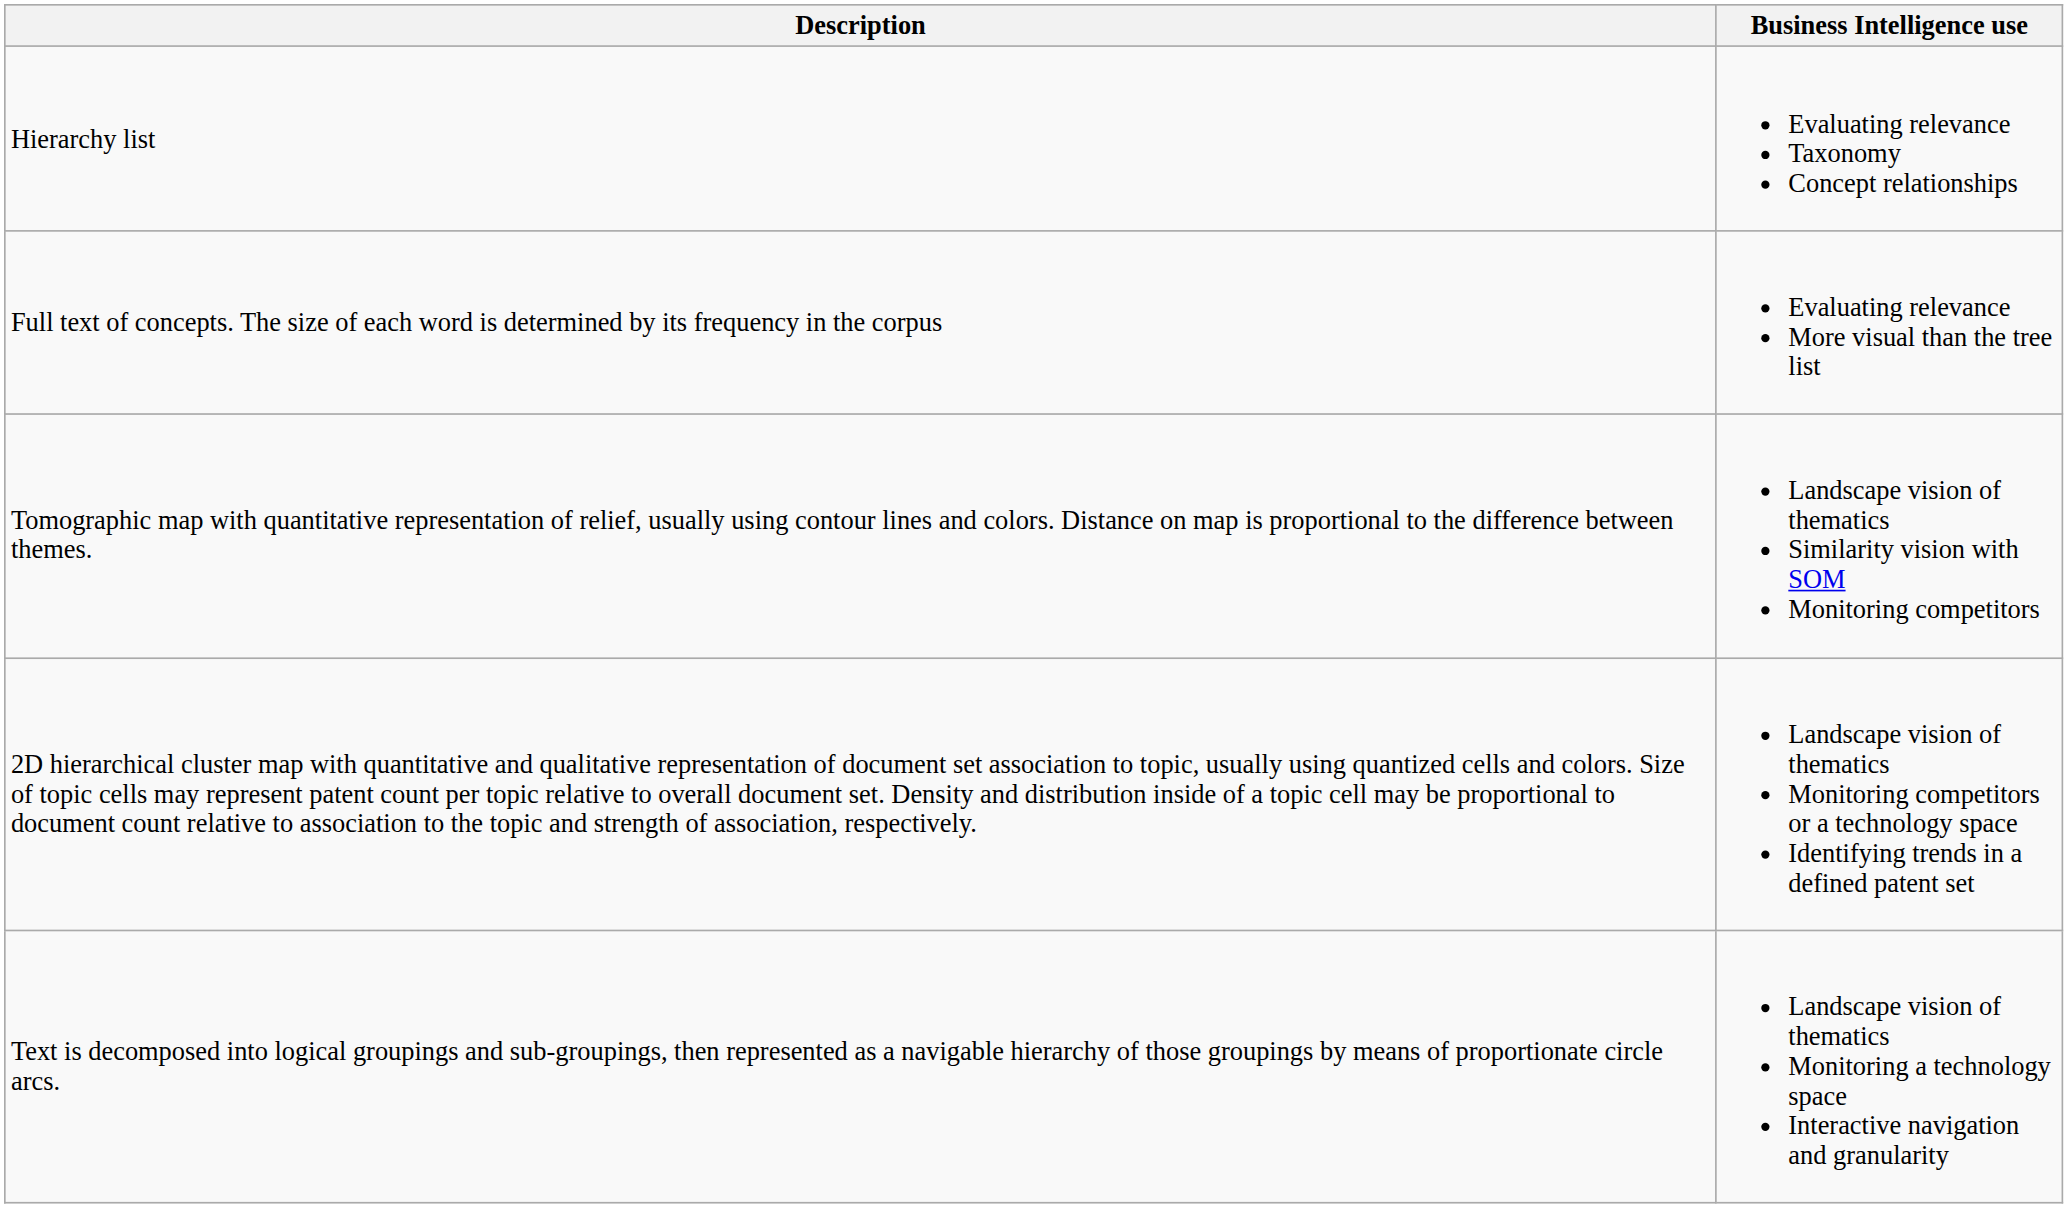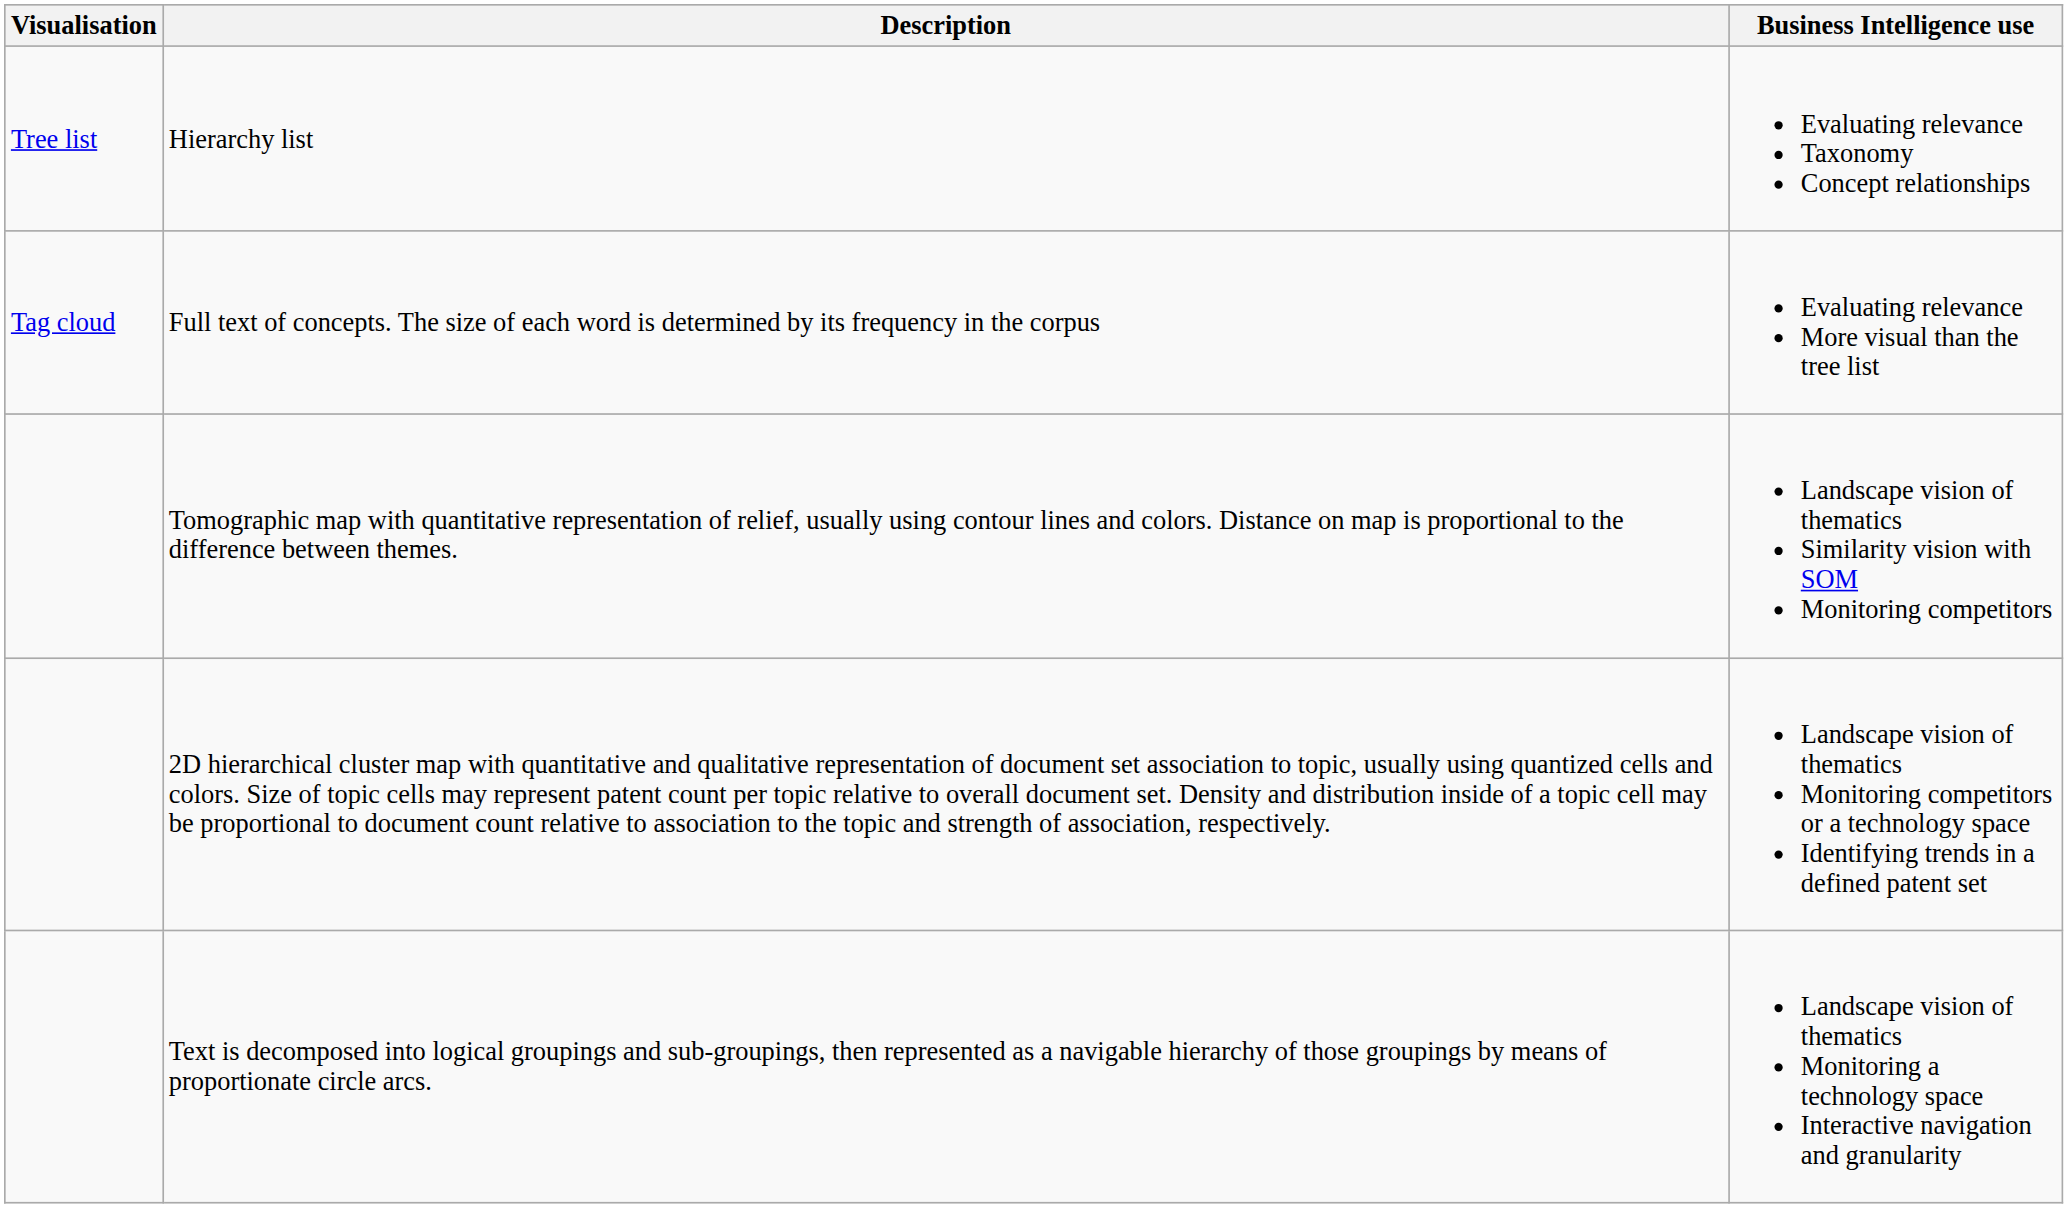+ column: (84, 25)
